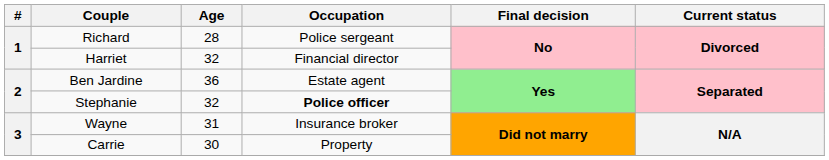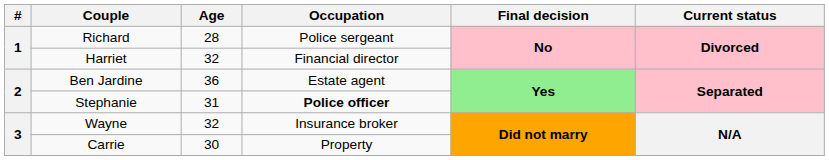(212, 102) 32 -> (212, 102) 31
(212, 124) 31 -> (212, 124) 32
